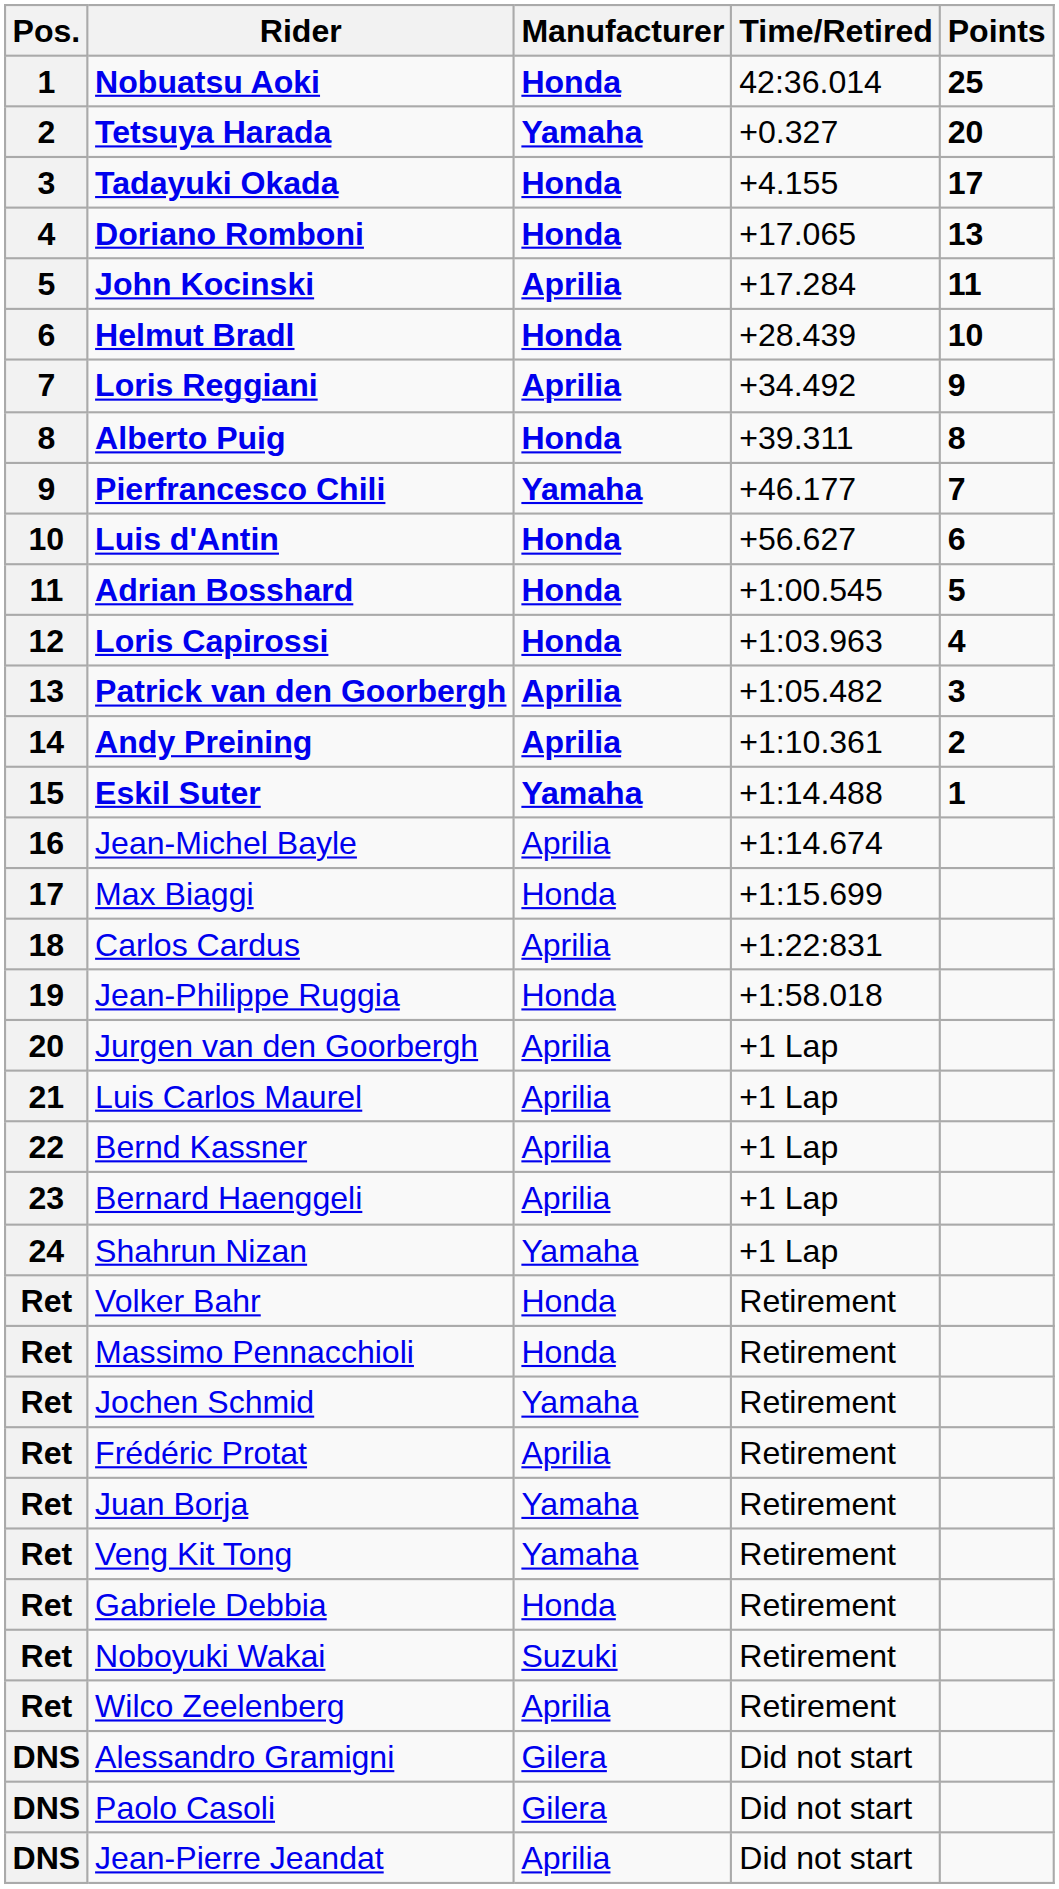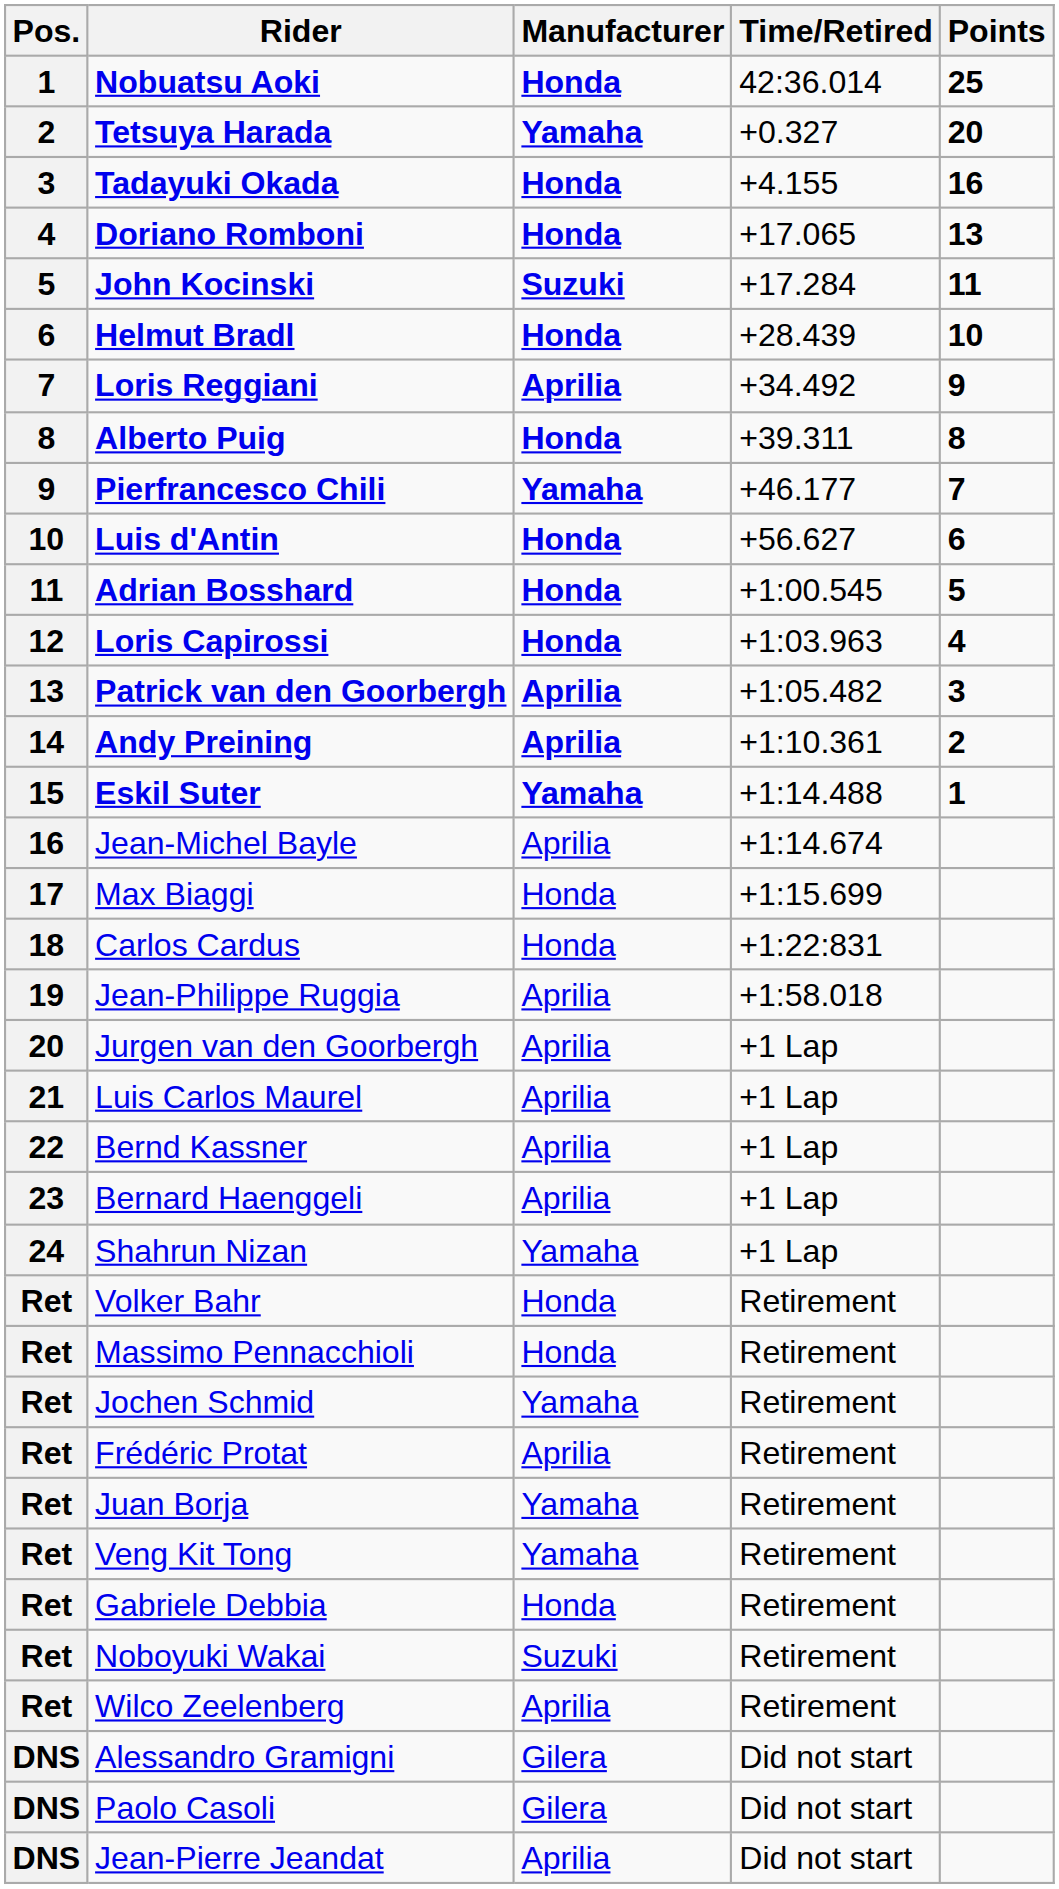(966, 183) 17 -> (966, 183) 16
(571, 284) Aprilia -> (573, 284) Suzuki
(566, 945) Aprilia -> (569, 945) Honda
(569, 995) Honda -> (566, 995) Aprilia
